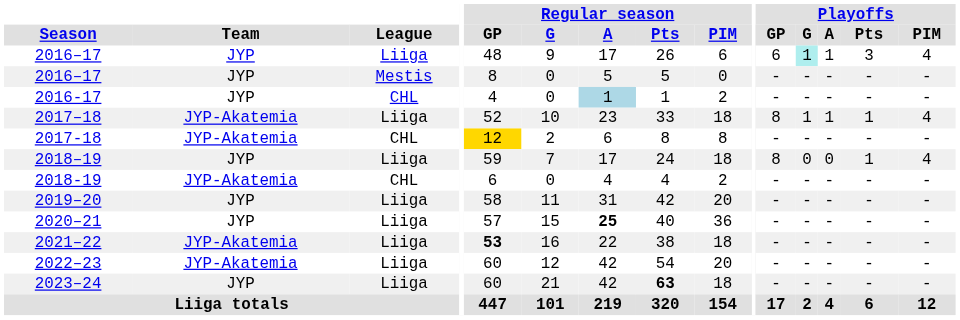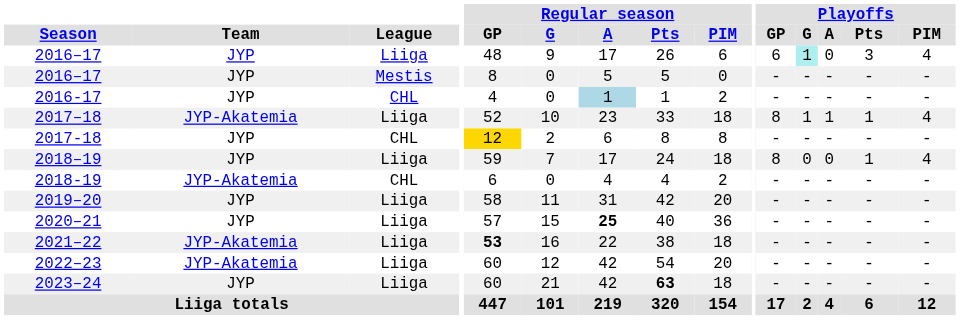(829, 56) 1 -> (829, 56) 0
(241, 139) JYP-Akatemia -> (241, 139) JYP
